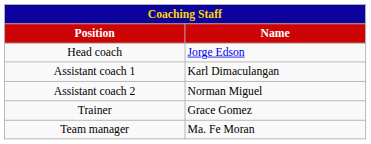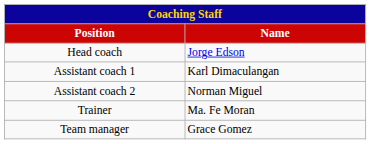(220, 110) Grace Gomez -> (221, 110) Ma. Fe Moran
(221, 129) Ma. Fe Moran -> (220, 129) Grace Gomez
